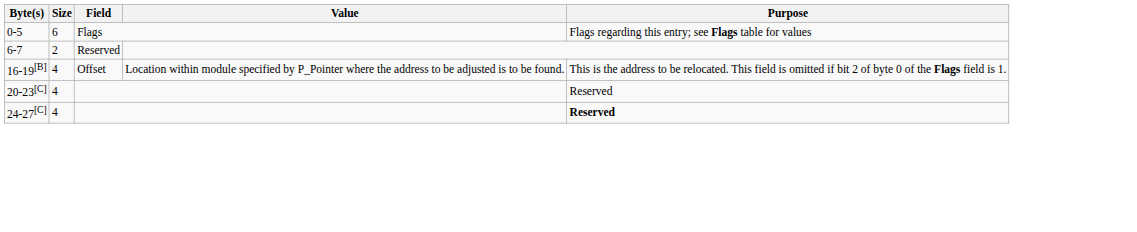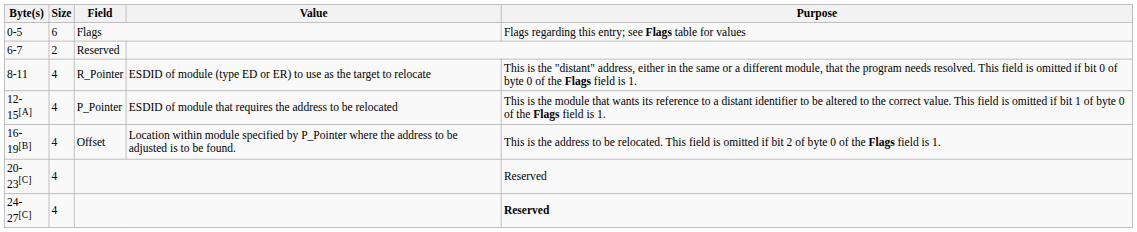+ row: (17, 74)
+ row: (19, 107)
